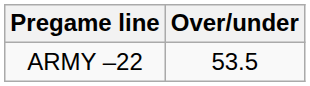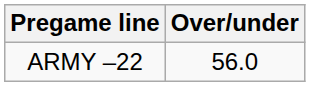(235, 61) 53.5 -> (235, 61) 56.0
